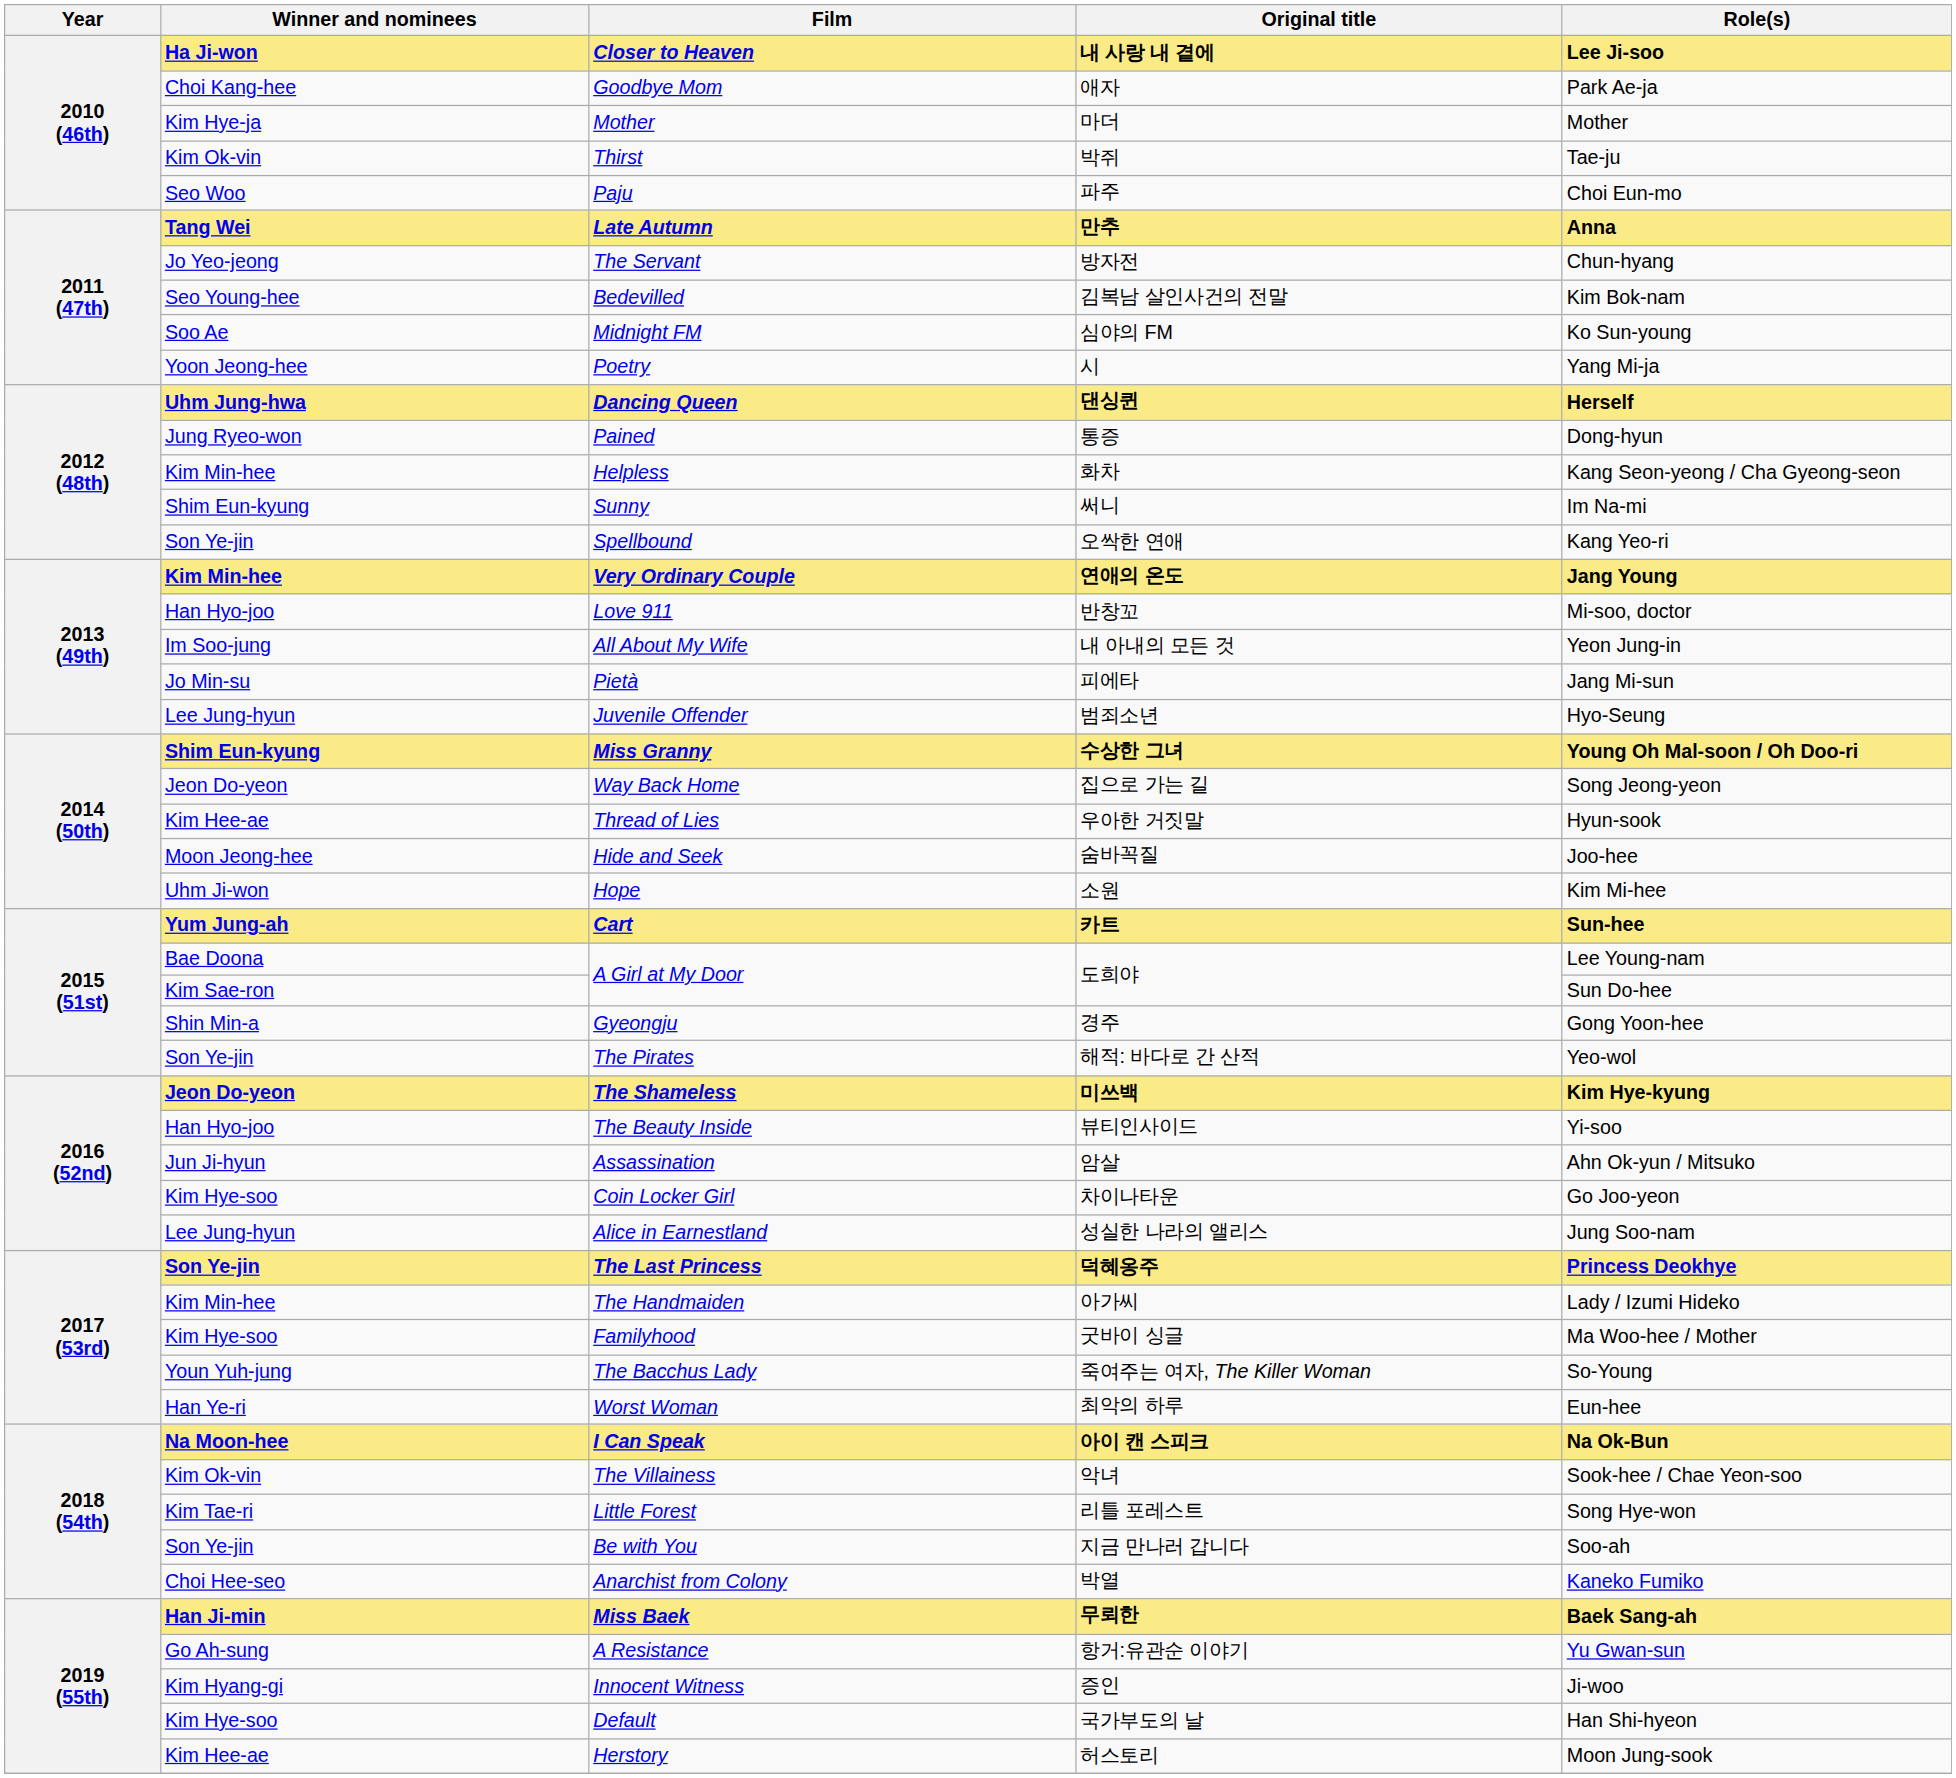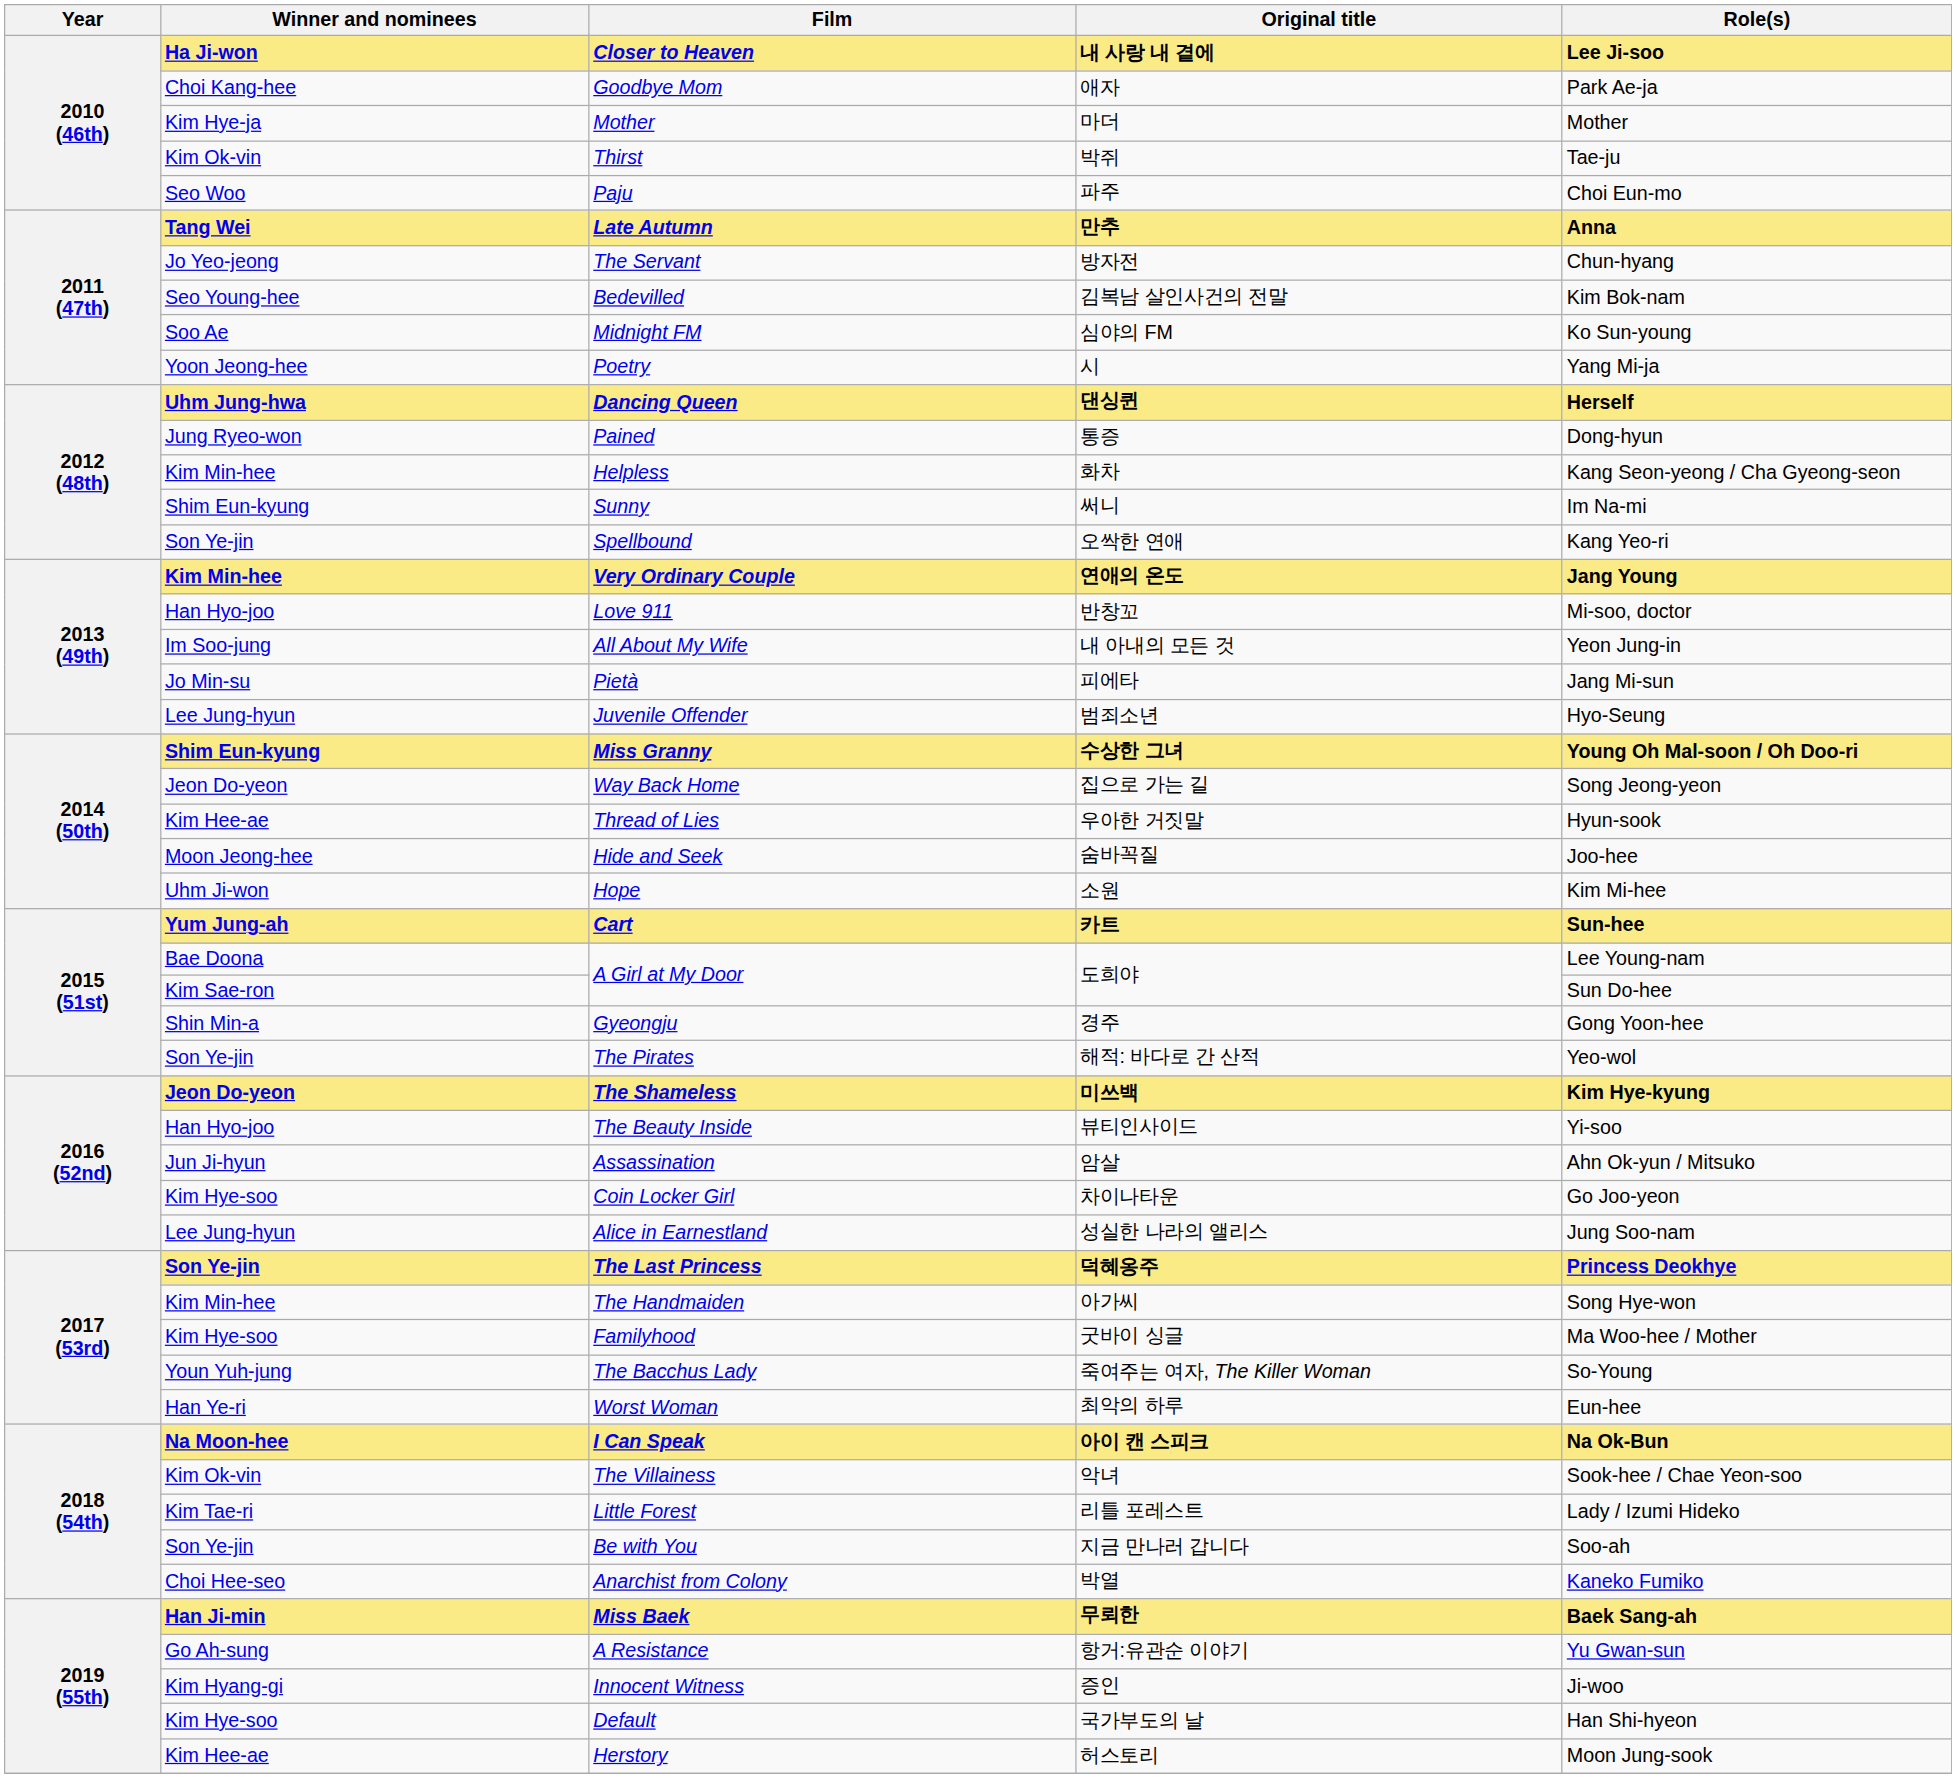(1653, 1302) Lady / Izumi Hideko -> (1631, 1302) Song Hye-won
(1631, 1511) Song Hye-won -> (1653, 1511) Lady / Izumi Hideko
